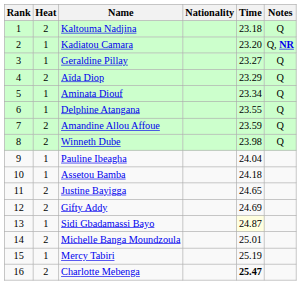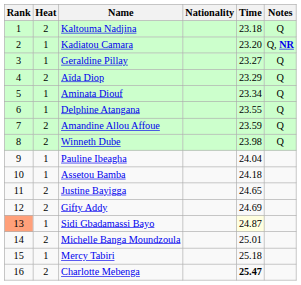(19, 223) no background -> (19, 223) lightsalmon background
(250, 256) 25.19 -> (250, 256) 25.18
